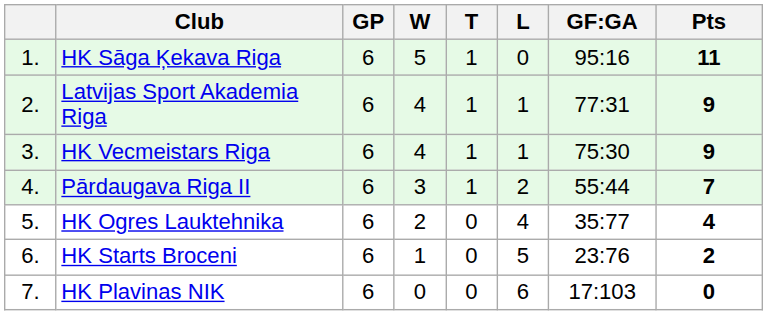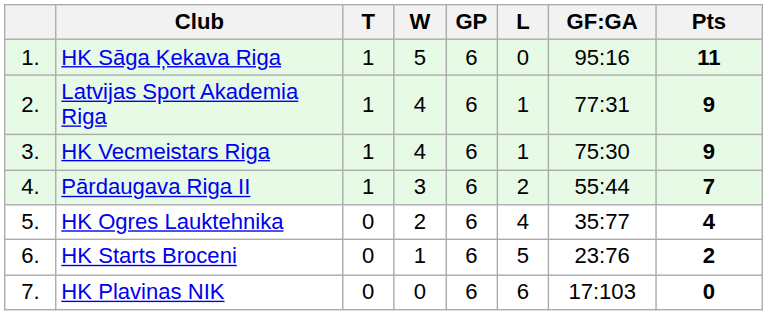columns swapped: (368, 22) <-> (471, 22)
